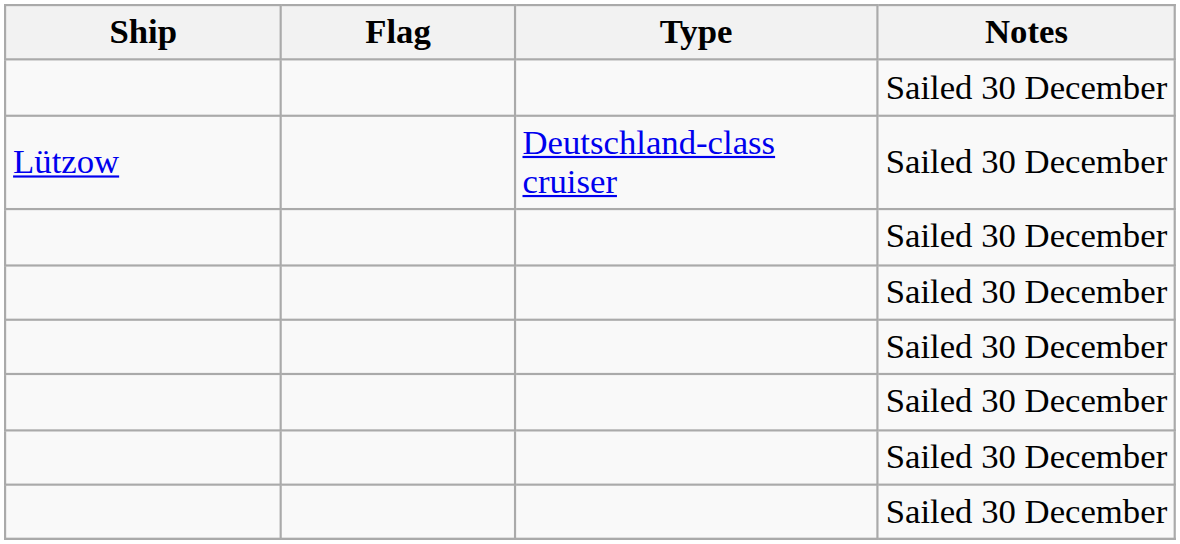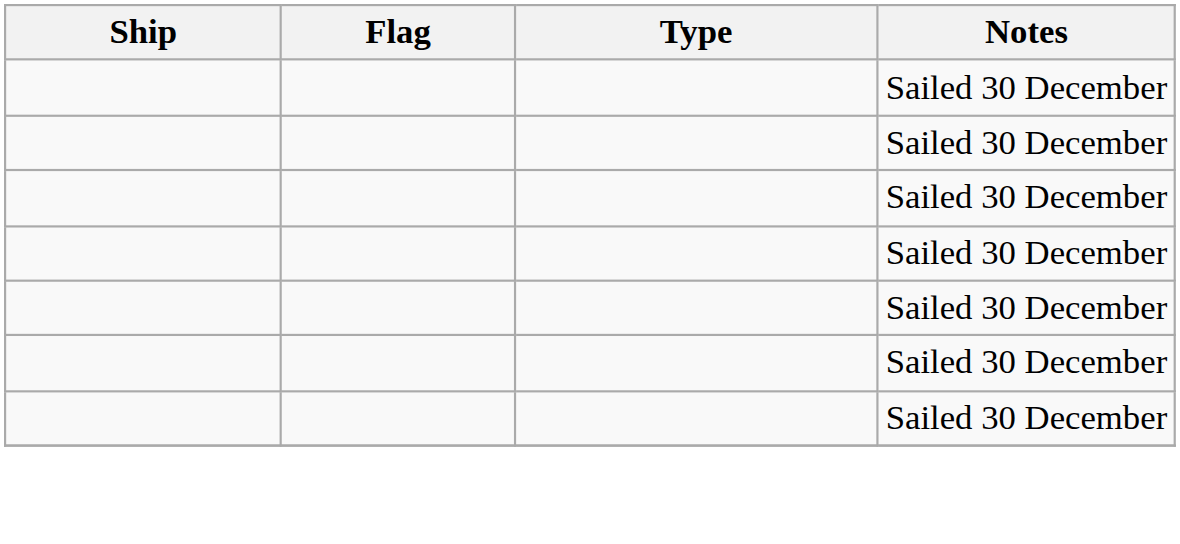- row: (66, 161)
